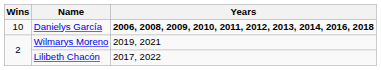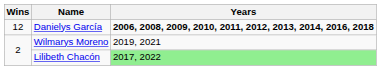(18, 27) 10 -> (18, 27) 12
(137, 57) no background -> (137, 57) lightgreen background
